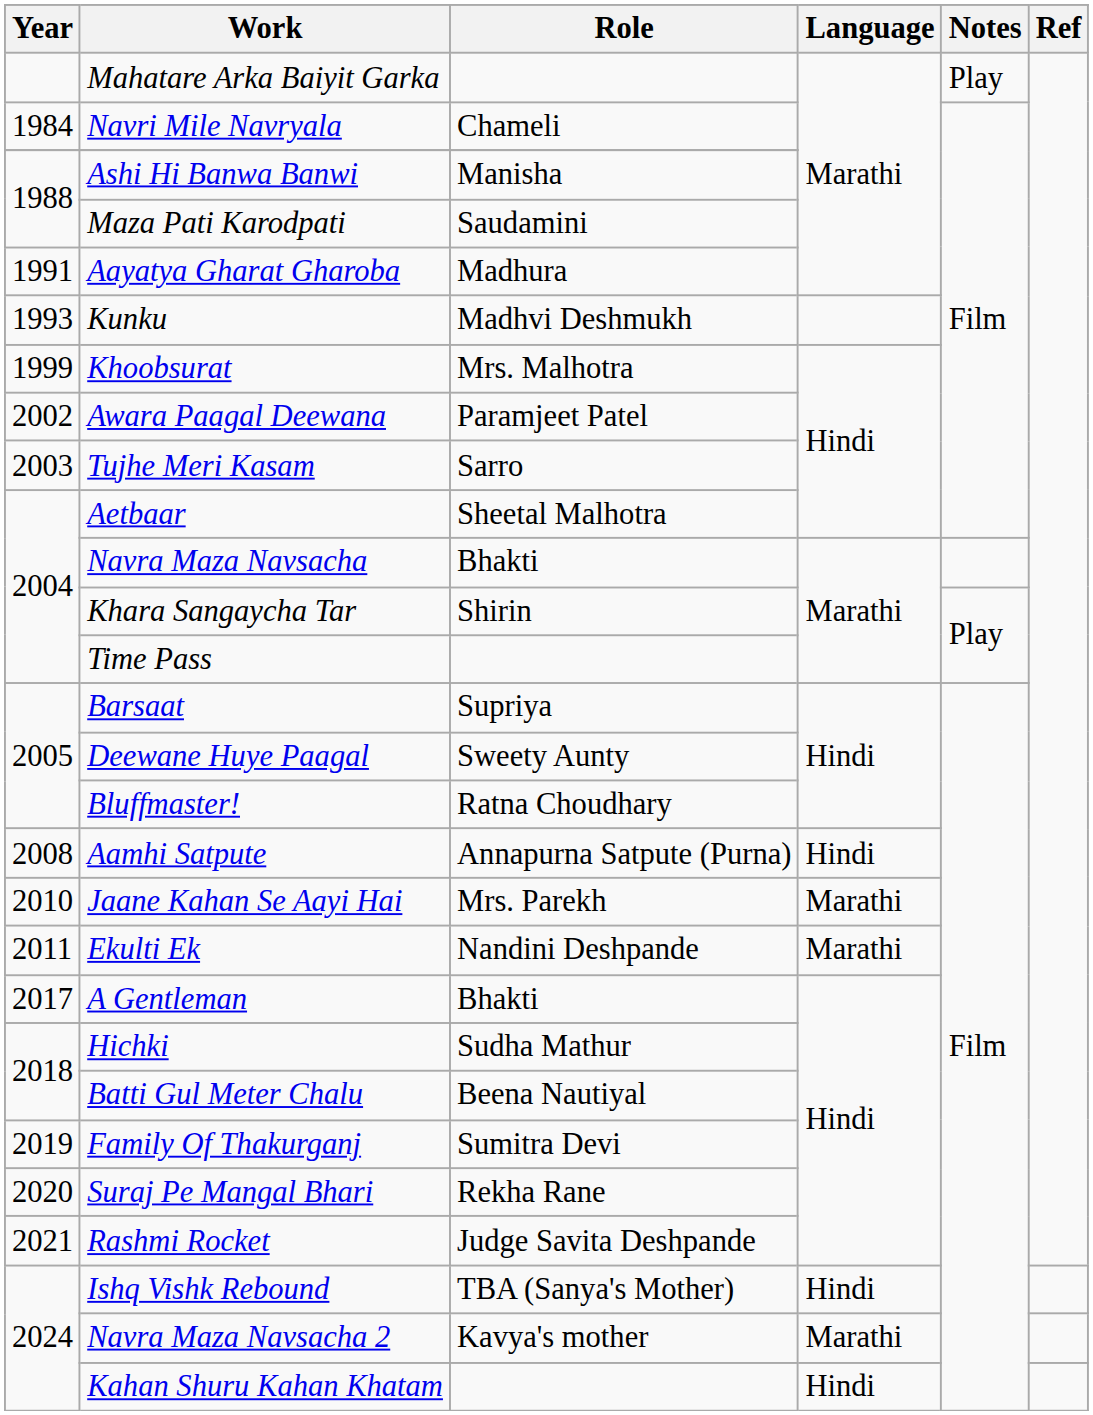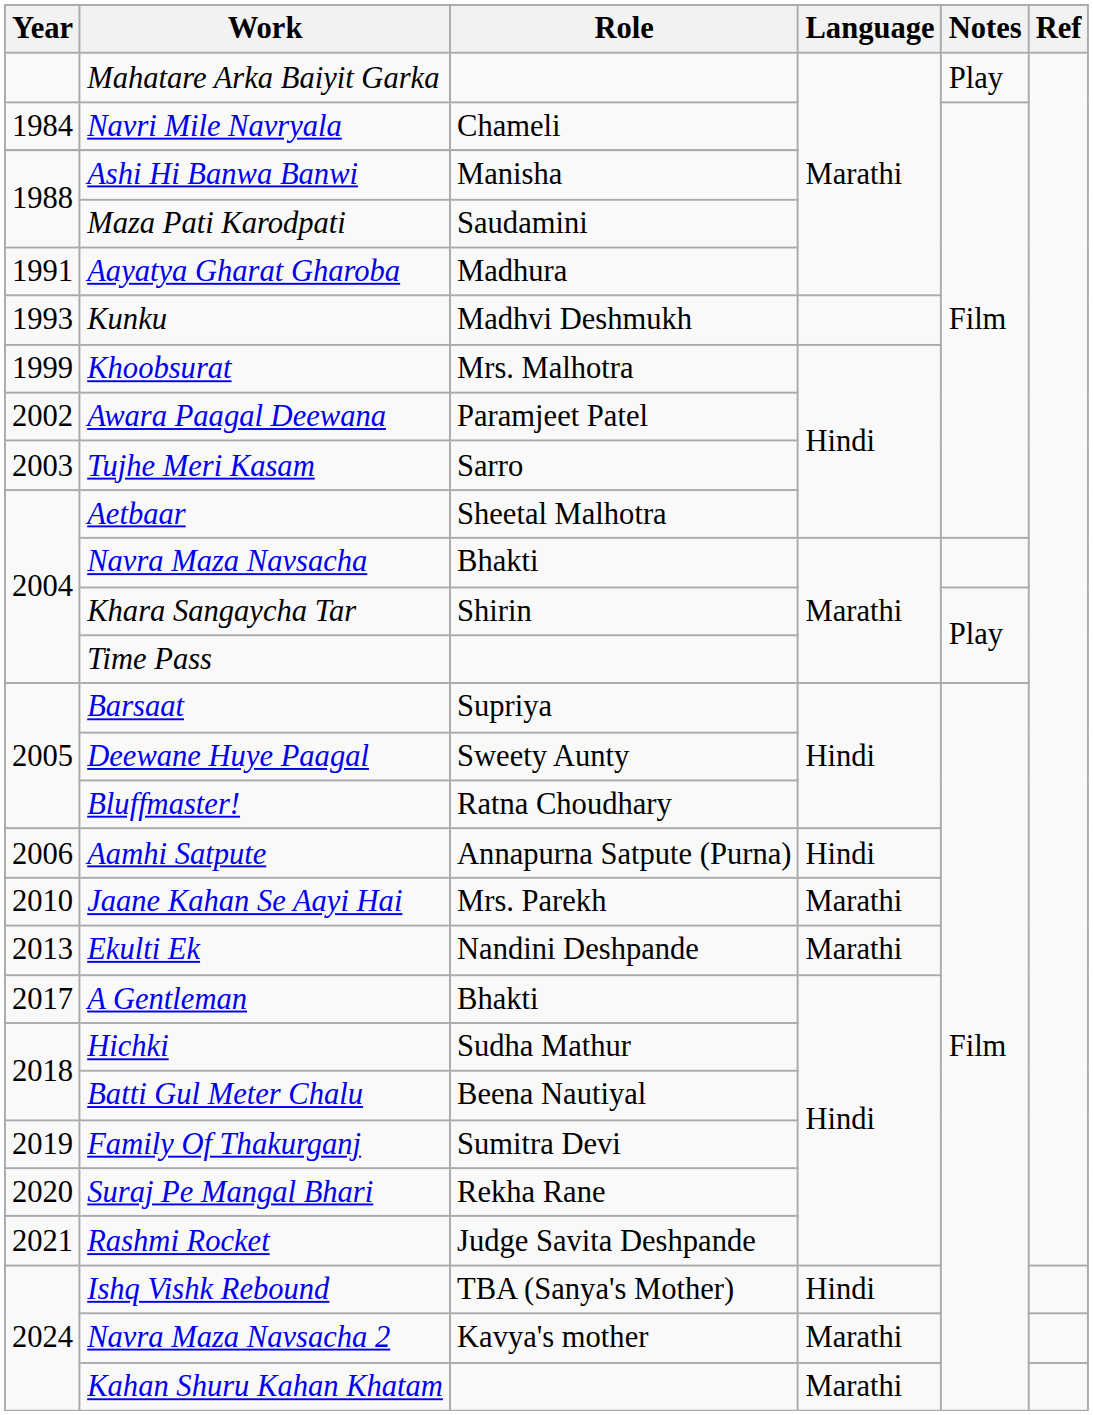(43, 852) 2008 -> (43, 852) 2006
(42, 949) 2011 -> (43, 949) 2013
(840, 1385) Hindi -> (854, 1385) Marathi
